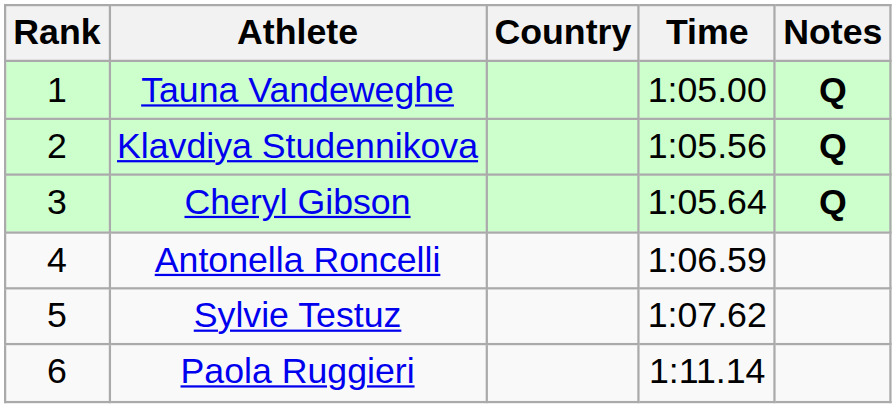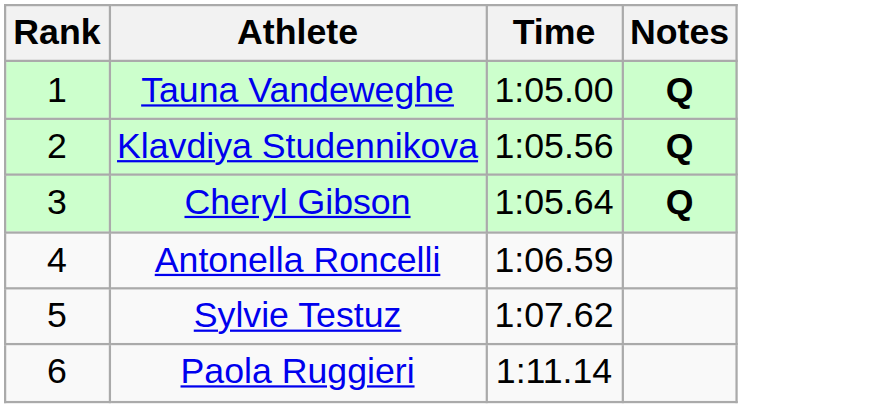- column: (563, 32)
